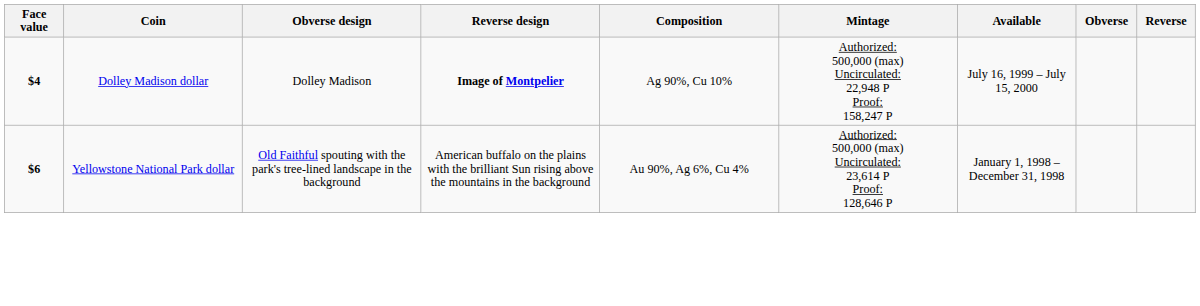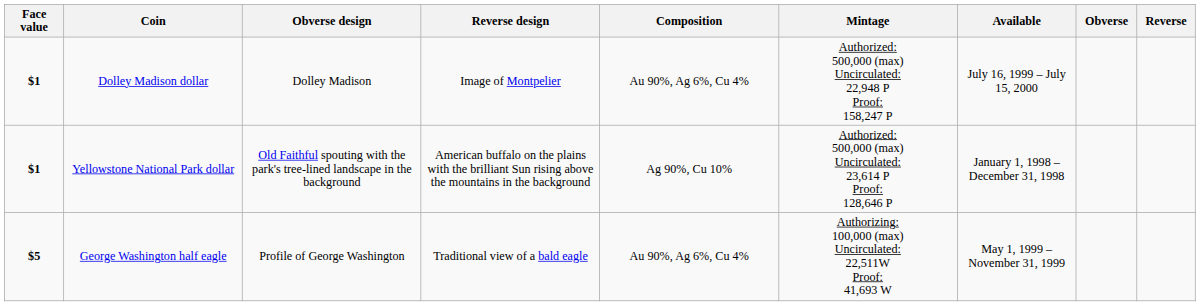(34, 81) $4 -> (34, 81) $1
(511, 81) bold -> (511, 81) normal
(689, 81) Ag 90%, Cu 10% -> (689, 81) Au 90%, Ag 6%, Cu 4%
(34, 168) $6 -> (34, 168) $1
(689, 168) Au 90%, Ag 6%, Cu 4% -> (689, 168) Ag 90%, Cu 10%
+ row: (153, 256)
